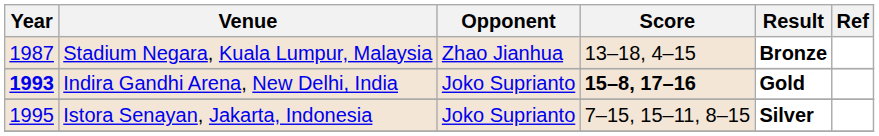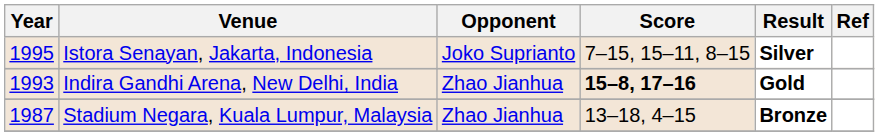rows swapped: (248, 53) <-> (218, 116)
(32, 84) bold -> (32, 84) normal
(509, 84) Joko Suprianto -> (502, 84) Zhao Jianhua
